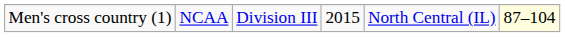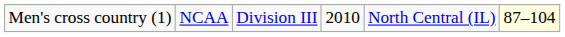(343, 18) 2015 -> (343, 18) 2010
